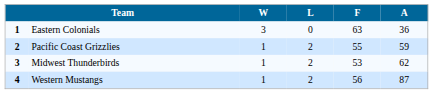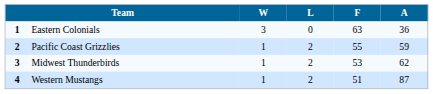(357, 80) 56 -> (357, 80) 51
